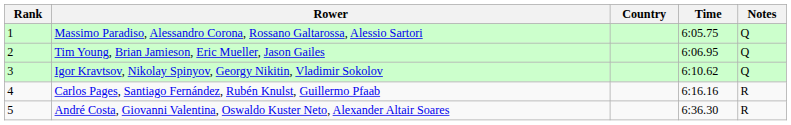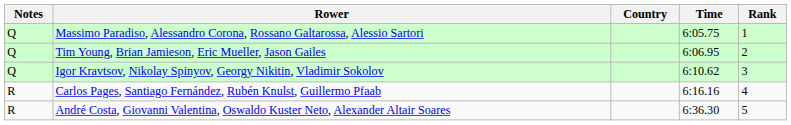columns swapped: (28, 14) <-> (762, 14)
